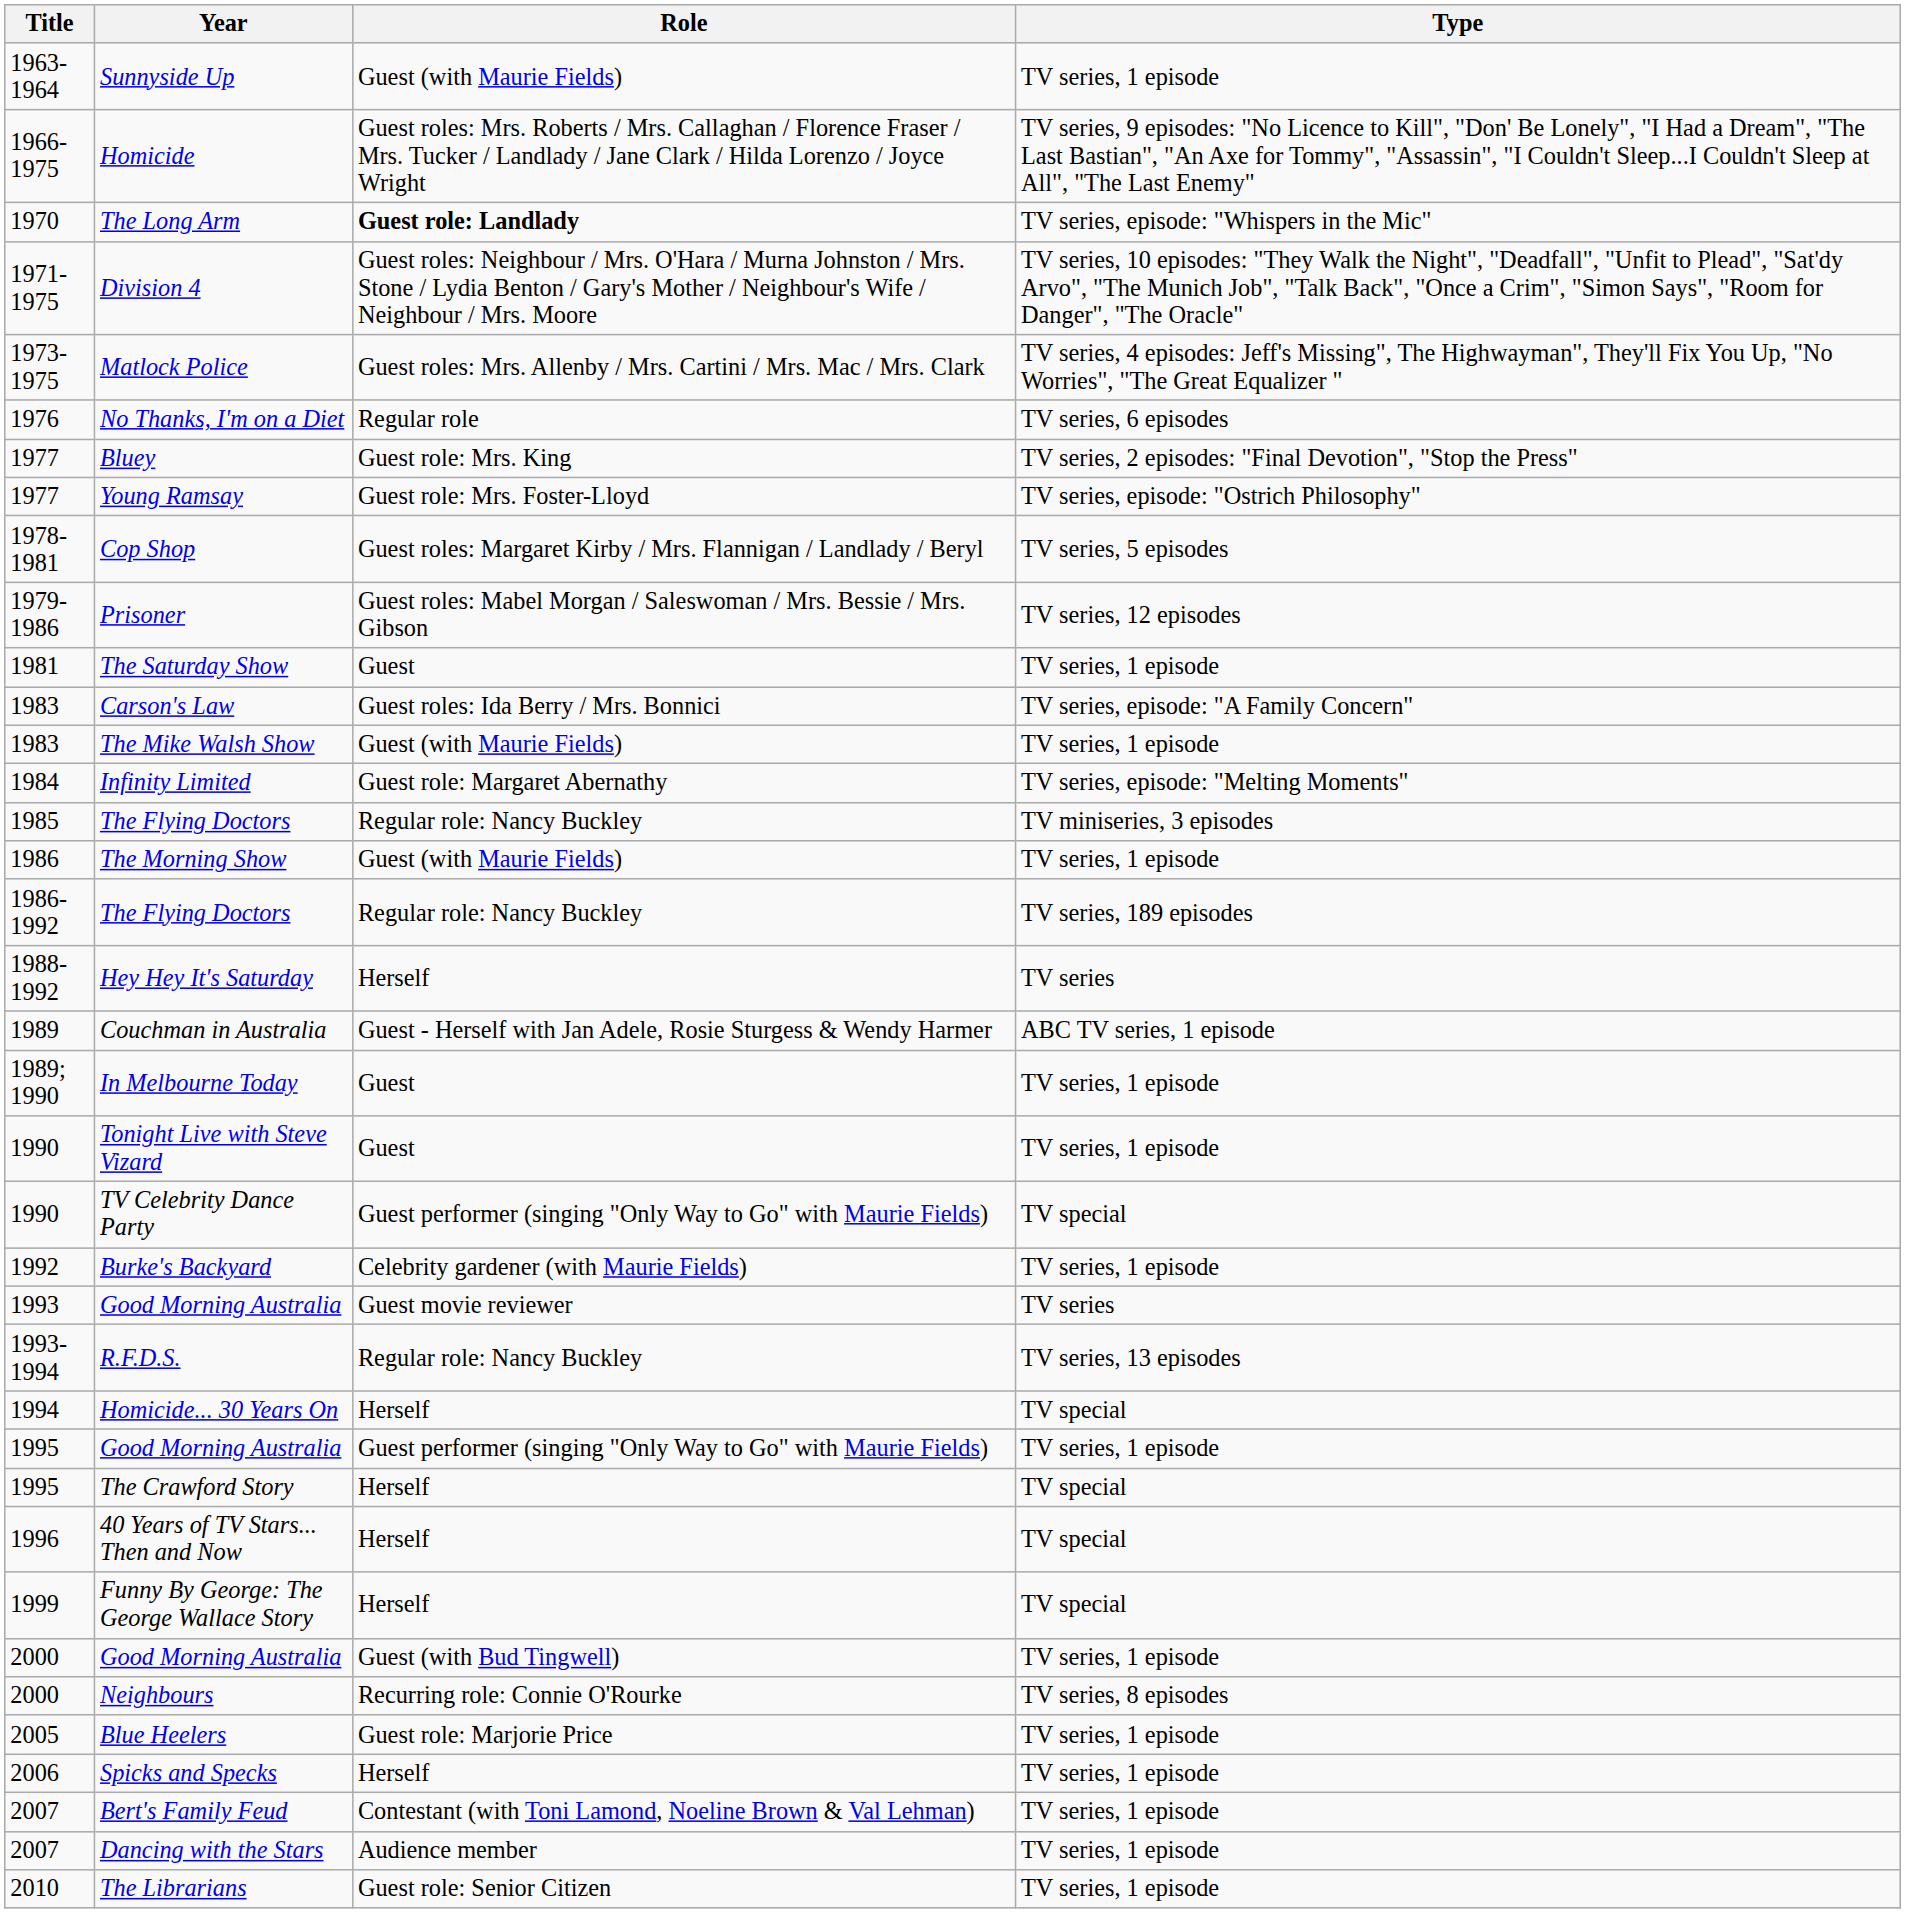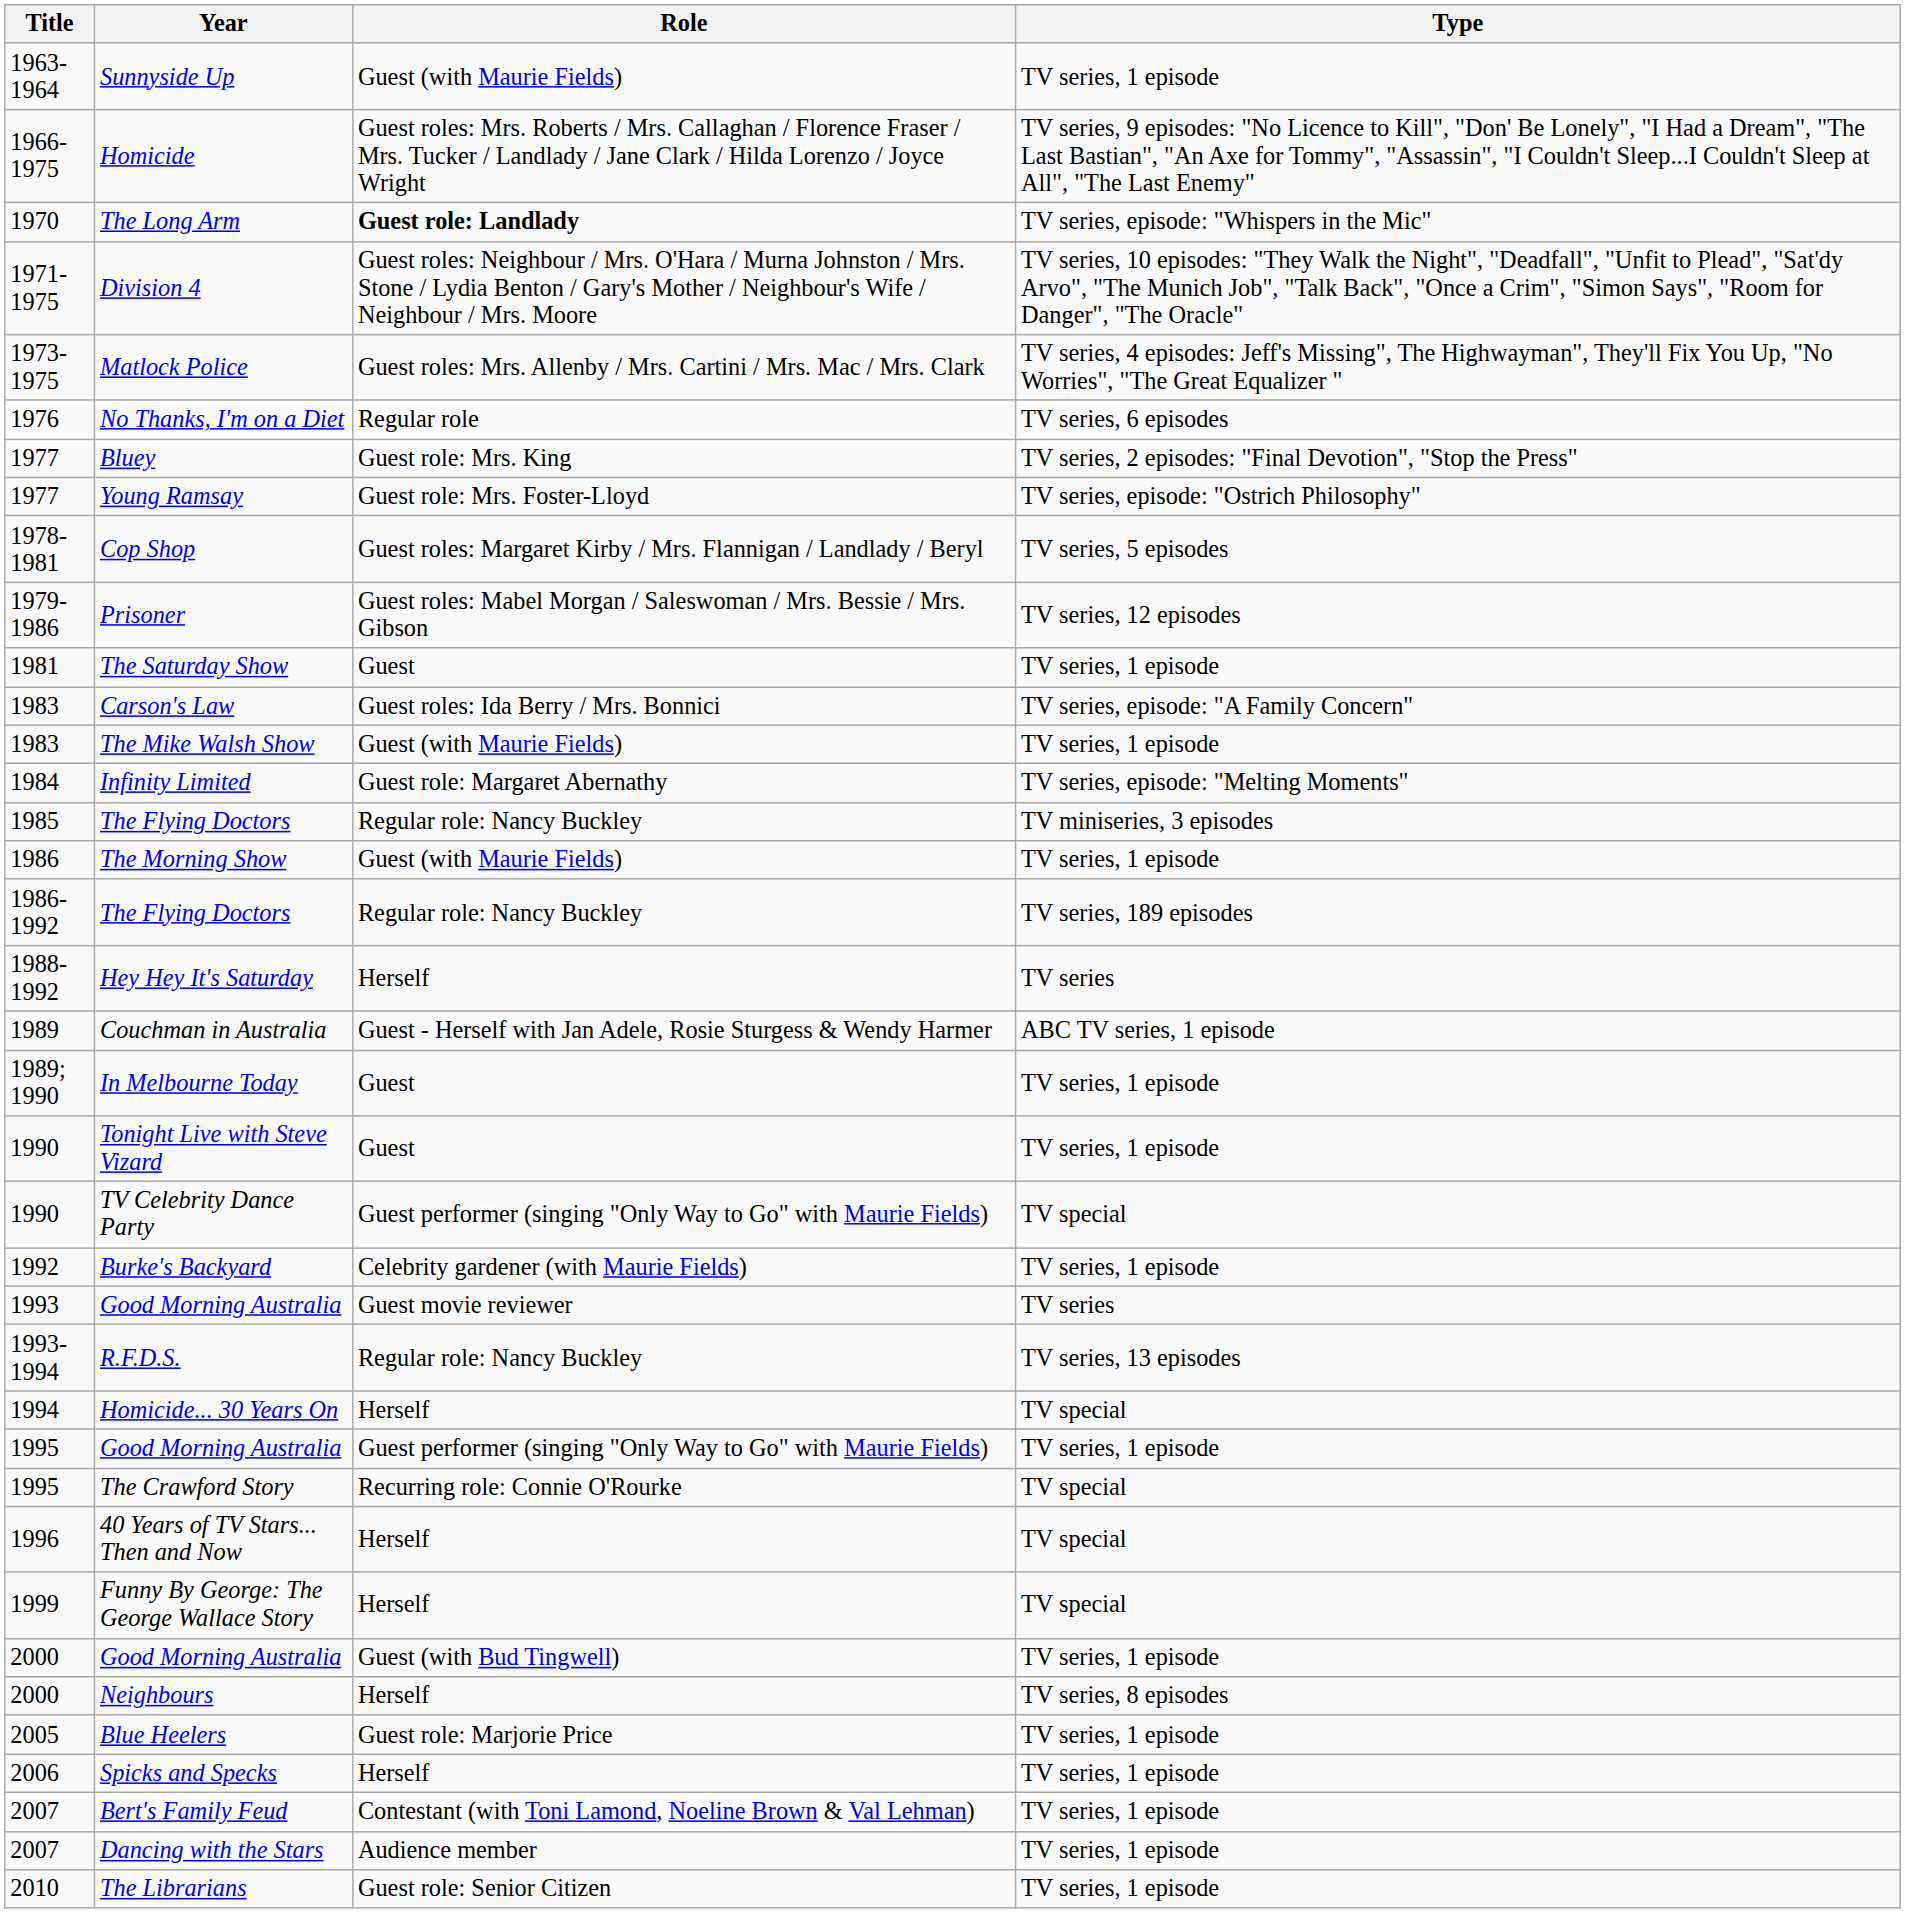(394, 1486) Herself -> (520, 1486) Recurring role: Connie O'Rourke
(520, 1695) Recurring role: Connie O'Rourke -> (394, 1695) Herself
